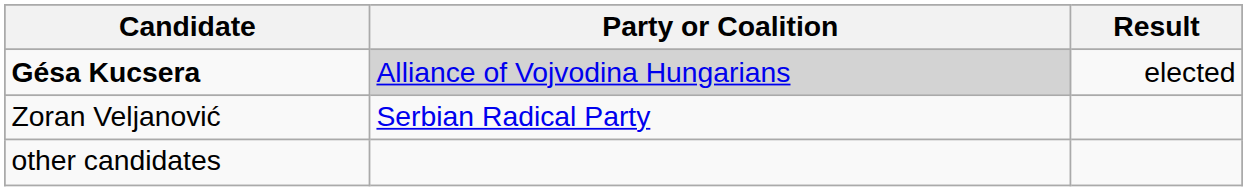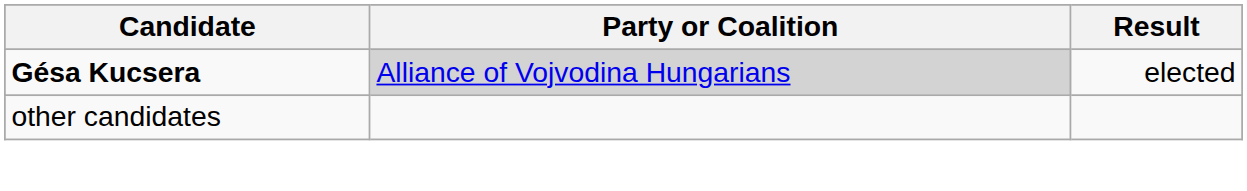- row: (116, 116)
